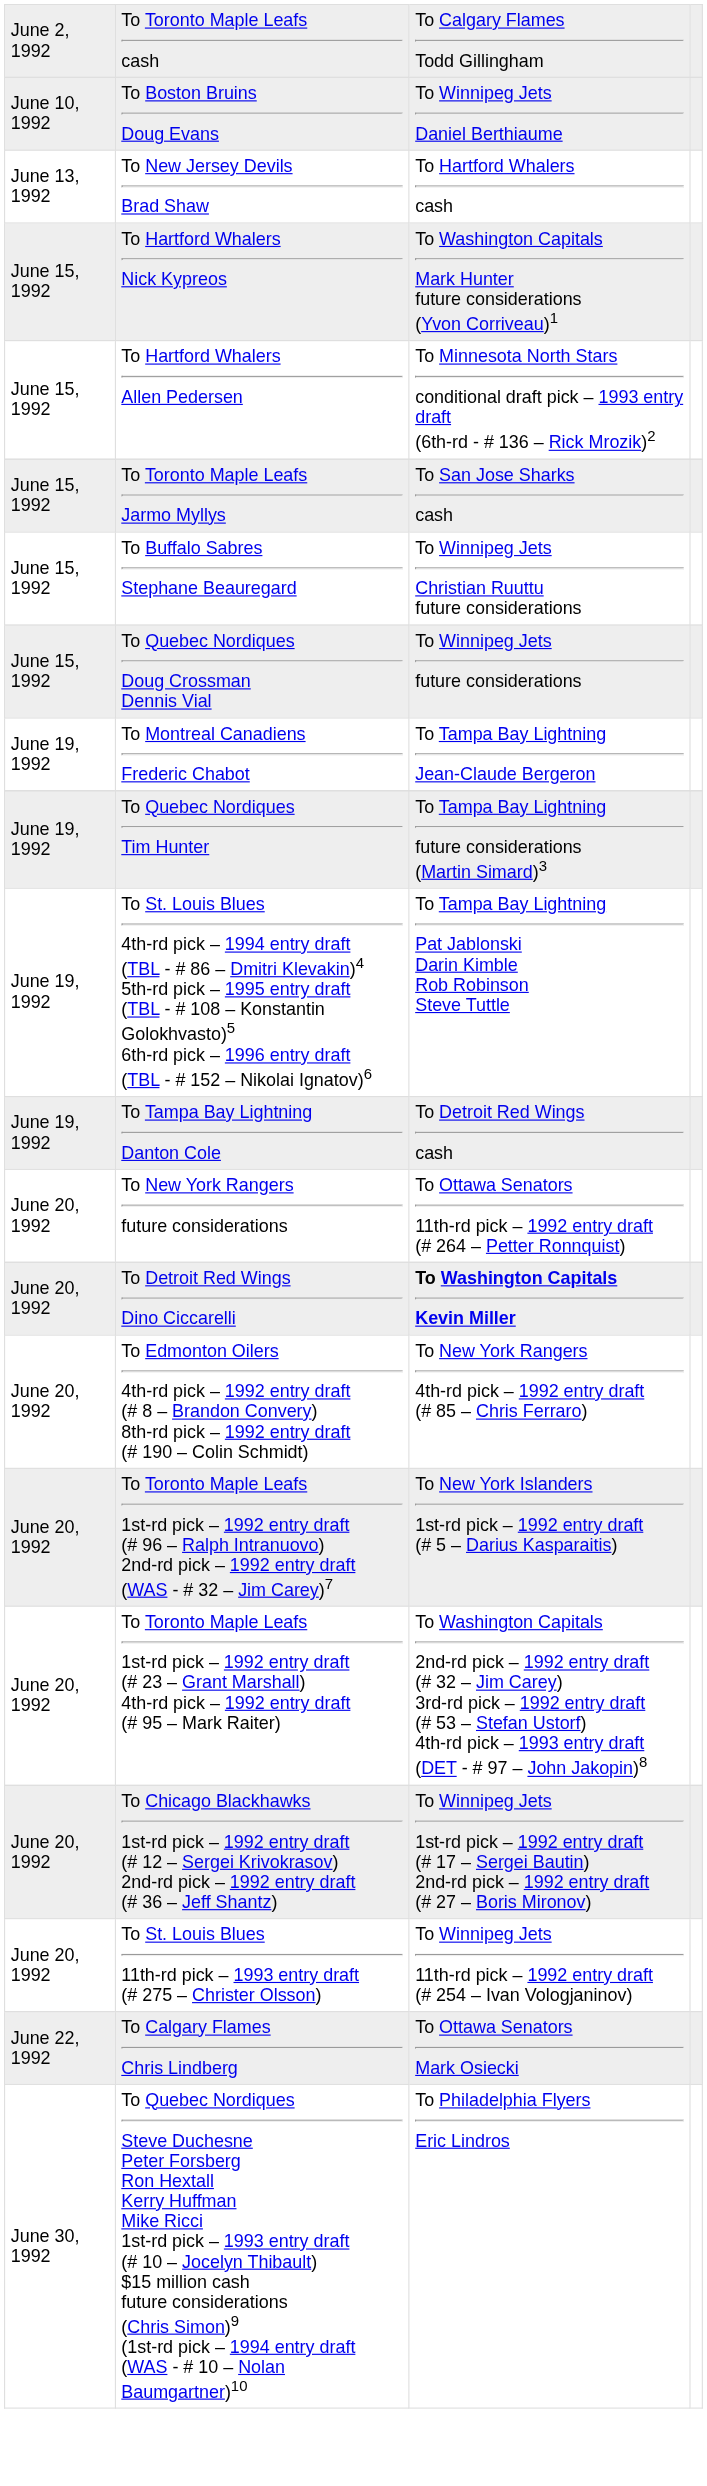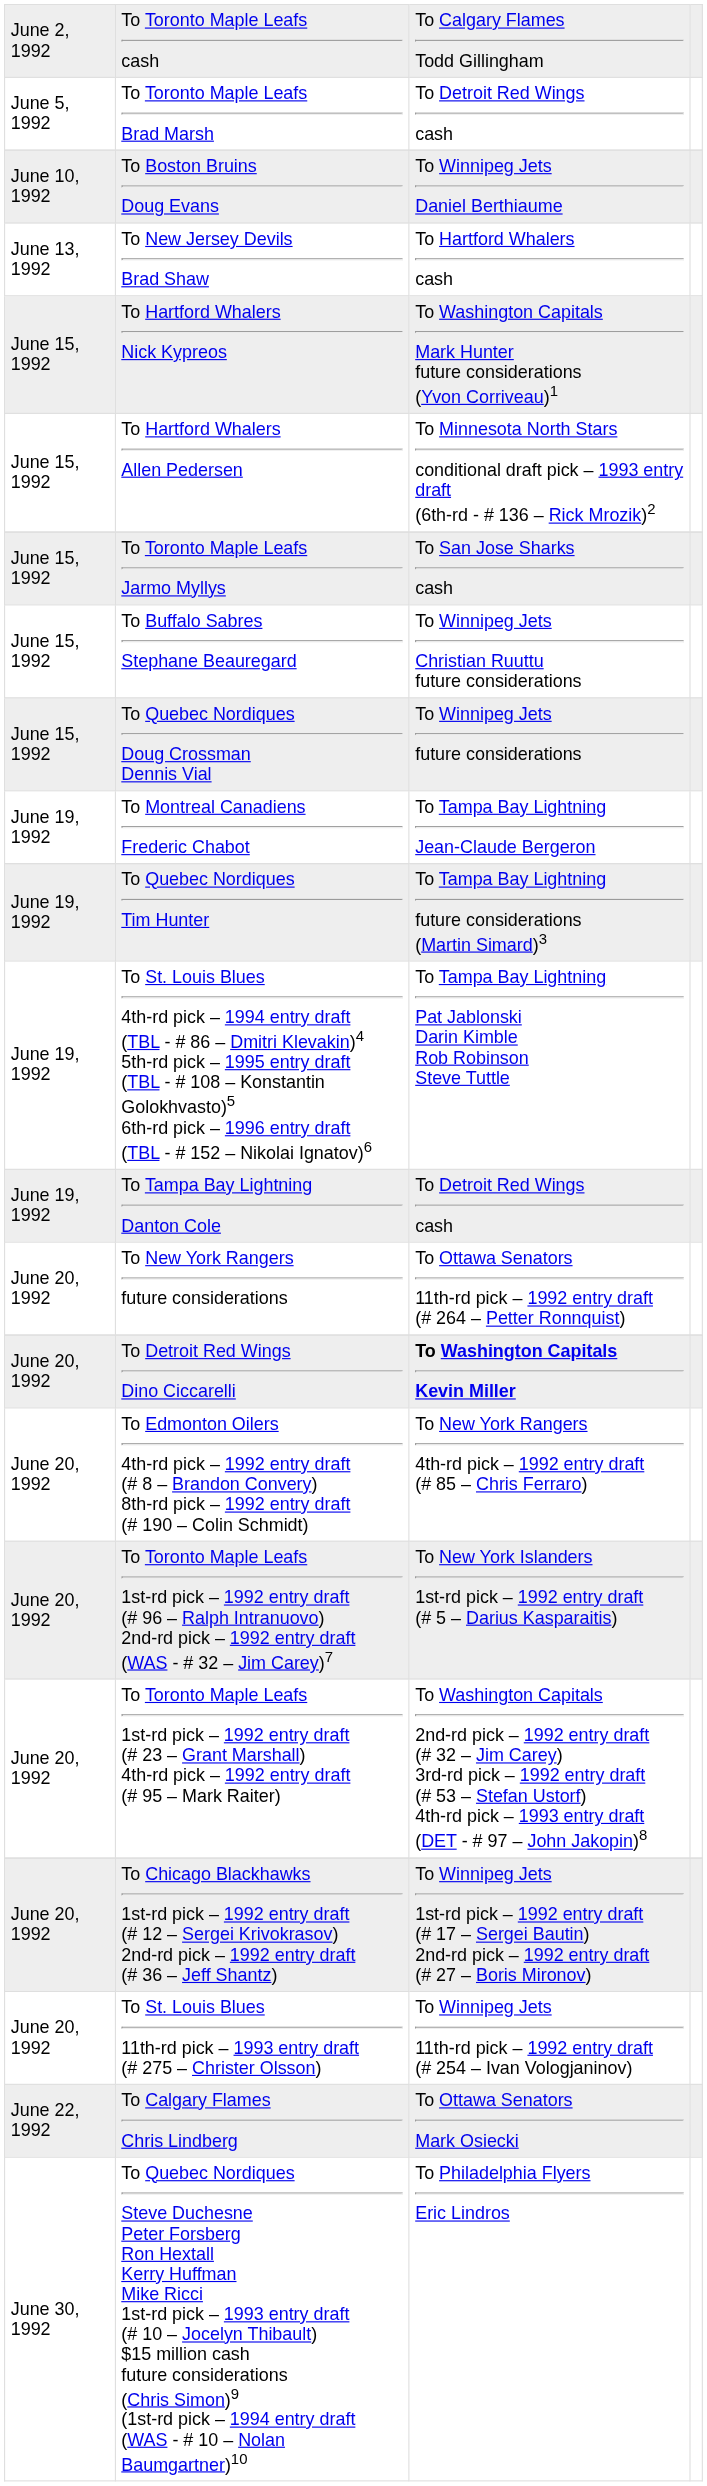+ row: (262, 113)
